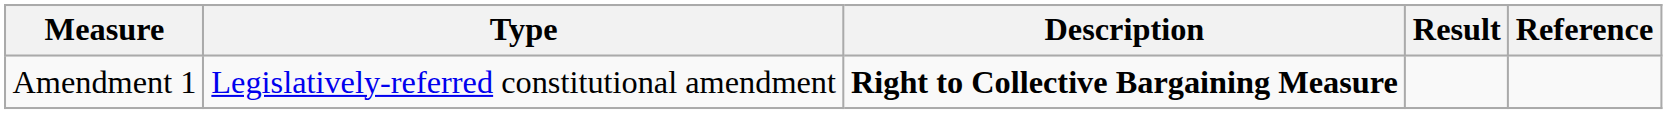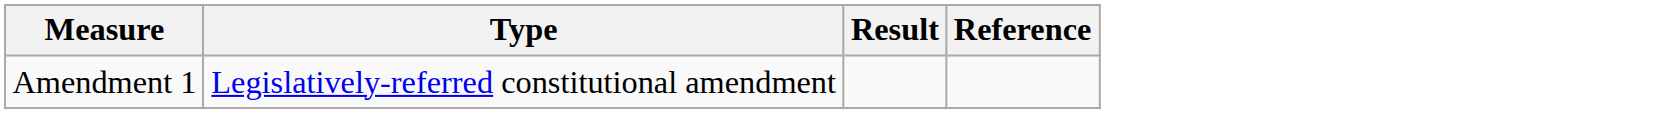- column: (1124, 30)
